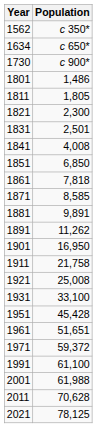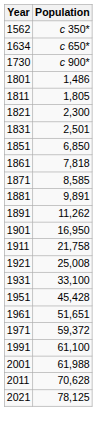- row: (19, 146)
